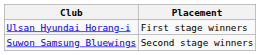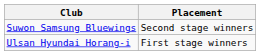rows swapped: (69, 27) <-> (71, 42)
